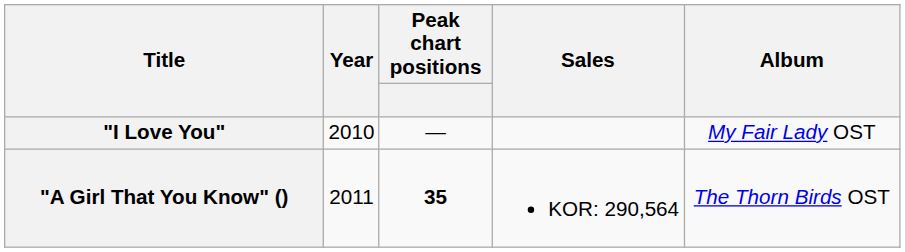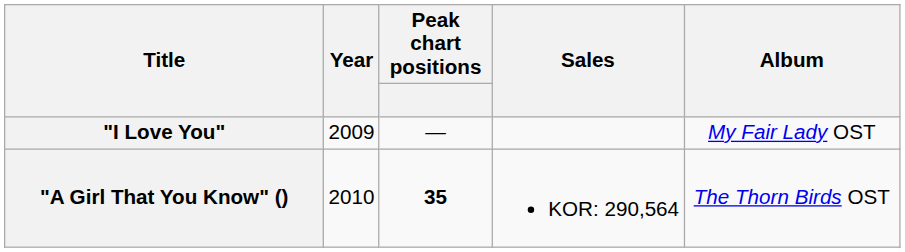(351, 132) 2010 -> (351, 132) 2009
(351, 197) 2011 -> (351, 197) 2010
